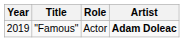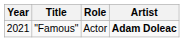(18, 28) 2019 -> (18, 28) 2021
